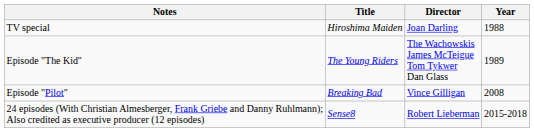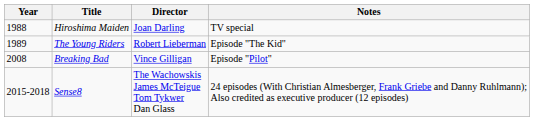columns swapped: (506, 12) <-> (165, 12)
(441, 60) The Wachowskis James McTeigue Tom Tykwer Dan Glass -> (170, 43) Robert Lieberman
(443, 114) Robert Lieberman -> (167, 92) The Wachowskis James McTeigue Tom Tykwer Dan Glass
